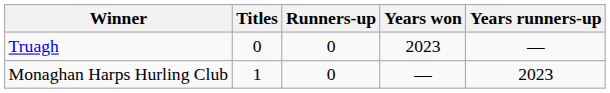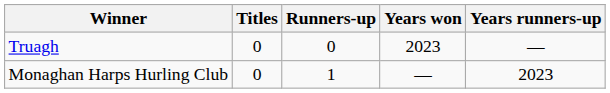(257, 74) 1 -> (257, 74) 0
(331, 74) 0 -> (331, 74) 1
